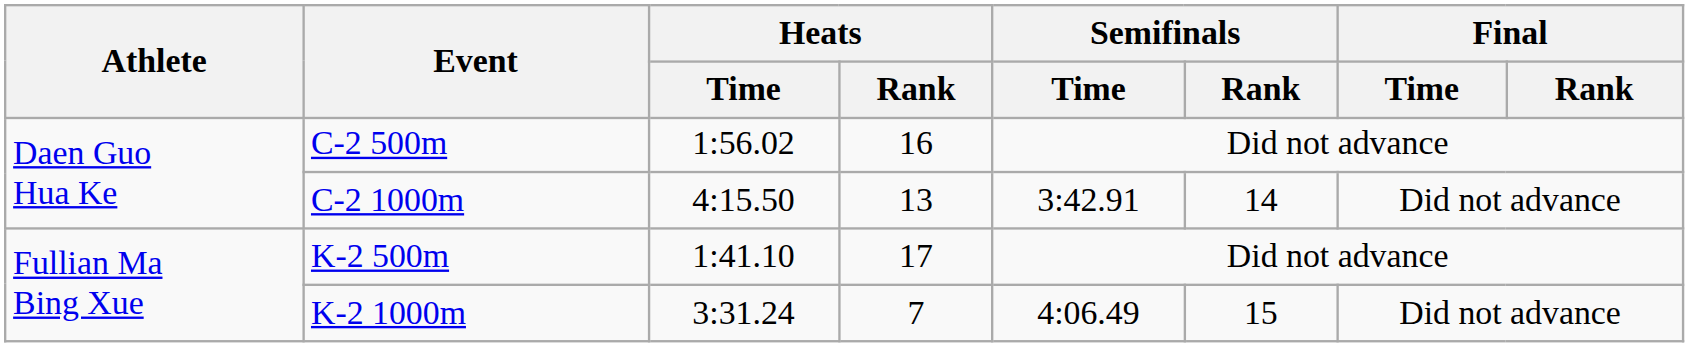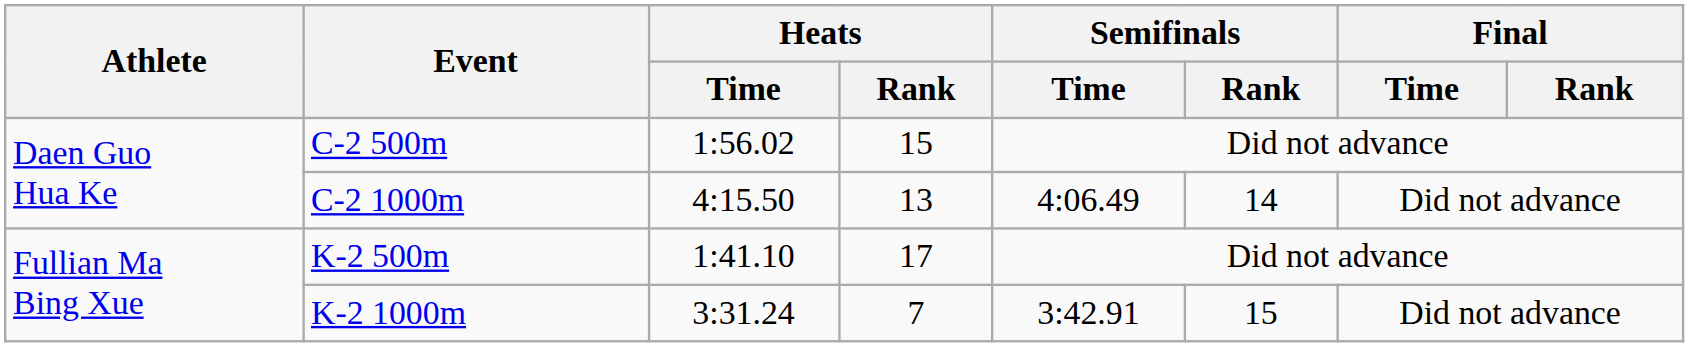(916, 144) 16 -> (916, 144) 15
(1088, 200) 3:42.91 -> (1088, 200) 4:06.49
(1088, 311) 4:06.49 -> (1088, 311) 3:42.91
